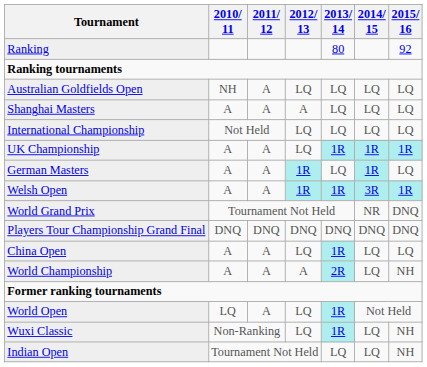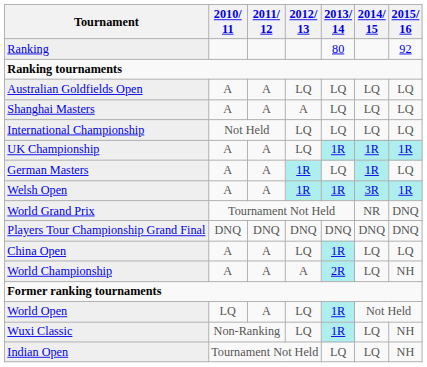(228, 89) NH -> (228, 89) A
